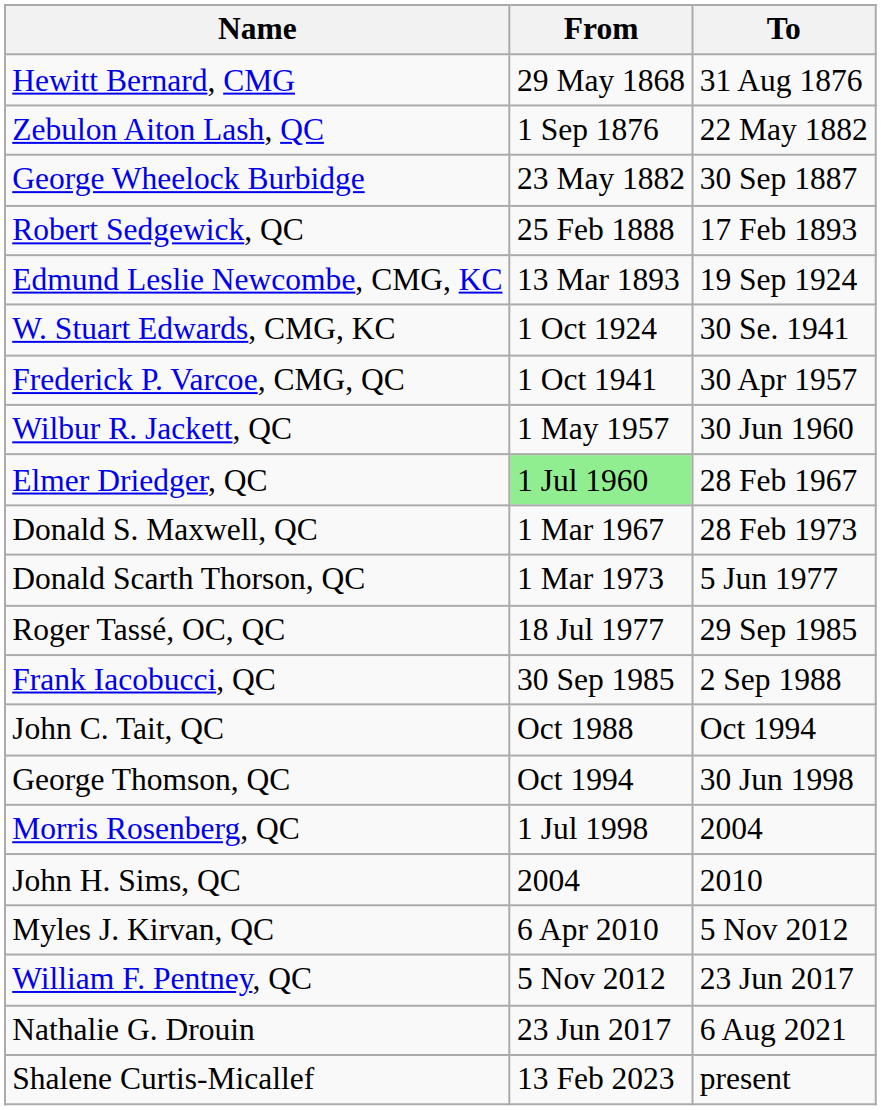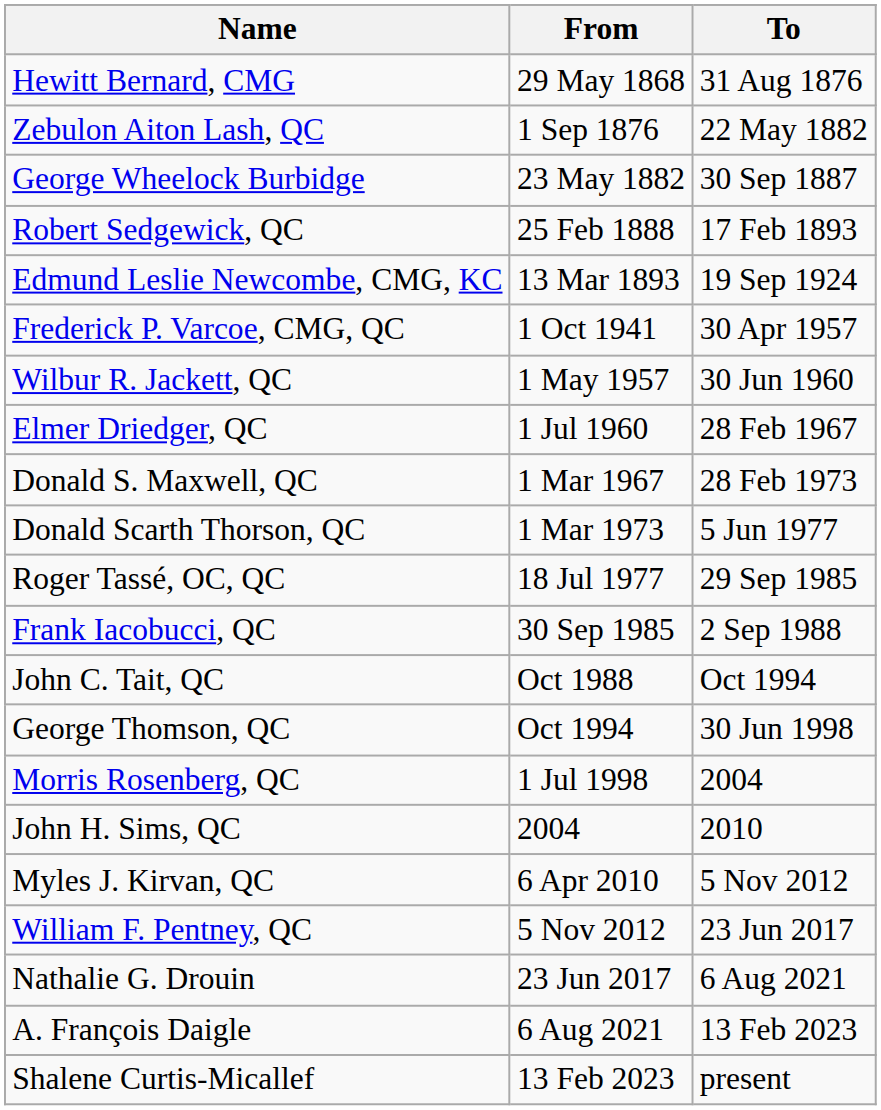- row: (204, 329)
(583, 479) lightgreen background -> (583, 429) no background
+ row: (132, 1029)
